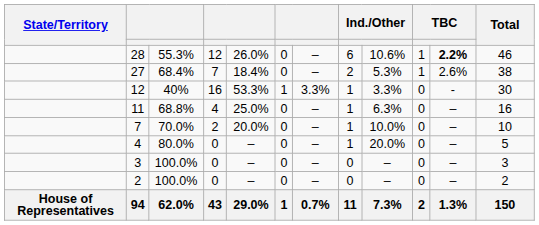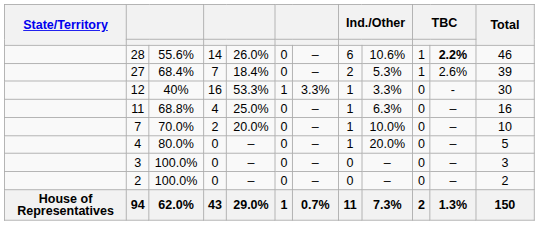(176, 55) 55.3% -> (176, 55) 55.6%
(215, 55) 12 -> (215, 55) 14
(505, 73) 38 -> (505, 73) 39
